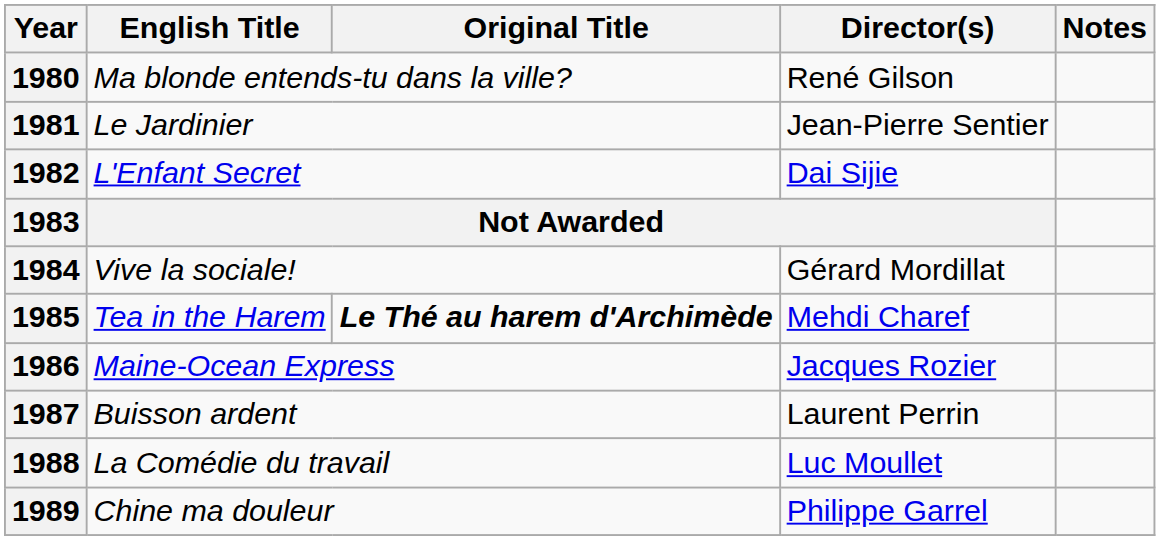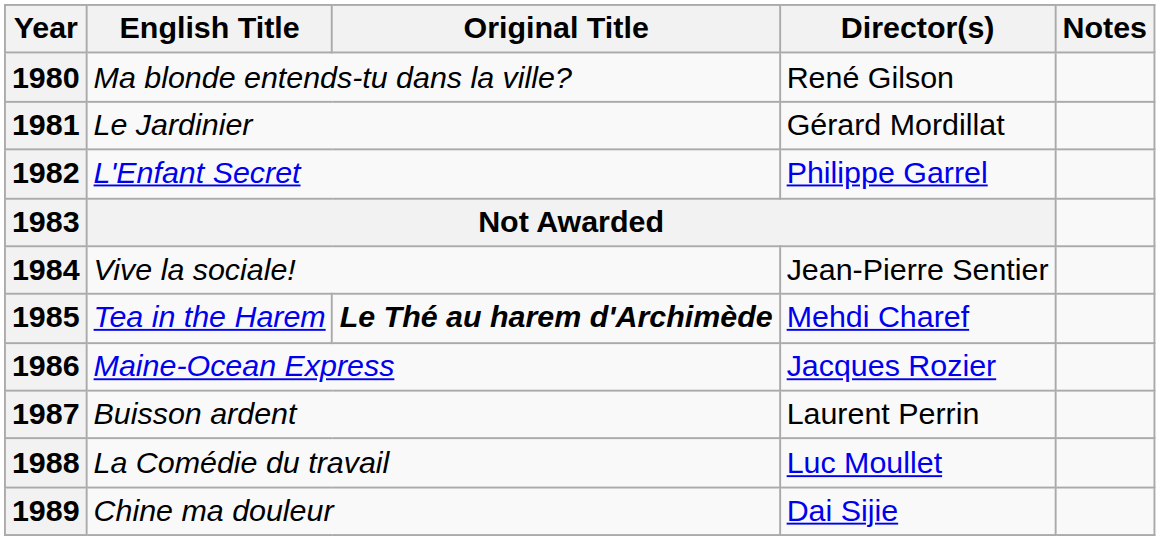(918, 125) Jean-Pierre Sentier -> (896, 125) Gérard Mordillat
(842, 173) Dai Sijie -> (887, 173) Philippe Garrel
(896, 269) Gérard Mordillat -> (918, 269) Jean-Pierre Sentier
(887, 510) Philippe Garrel -> (842, 510) Dai Sijie
